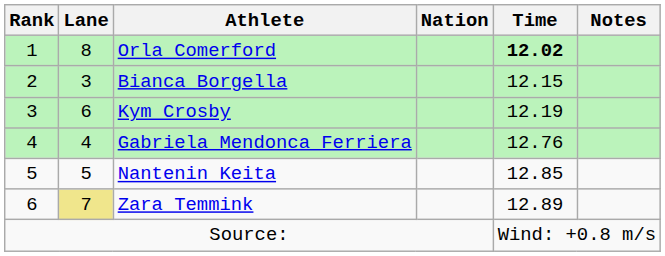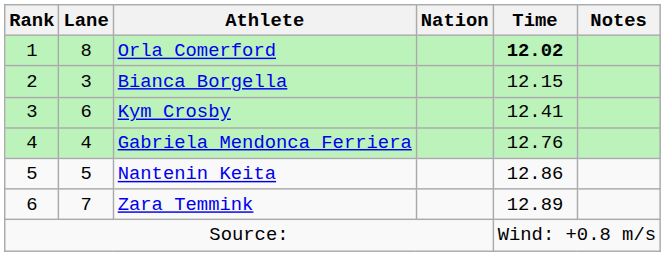(535, 112) 12.19 -> (535, 112) 12.41
(535, 174) 12.85 -> (535, 174) 12.86
(86, 204) khaki background -> (86, 204) no background
